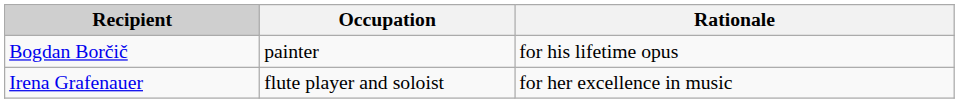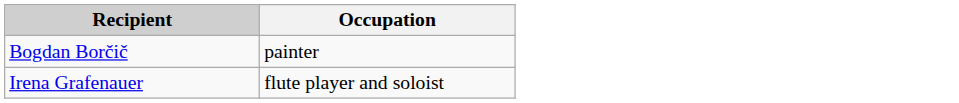- column: (735, 20)
